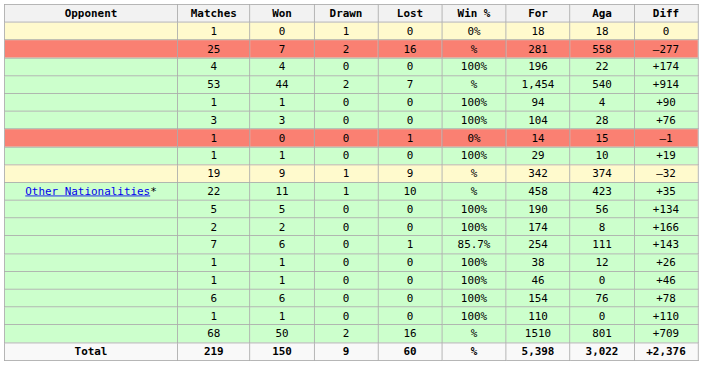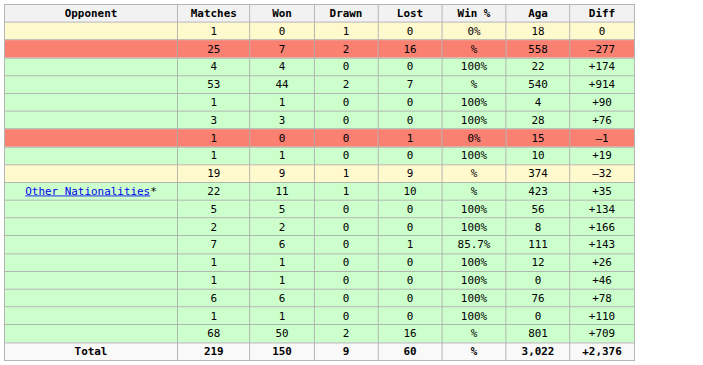- column: (538, 13)
